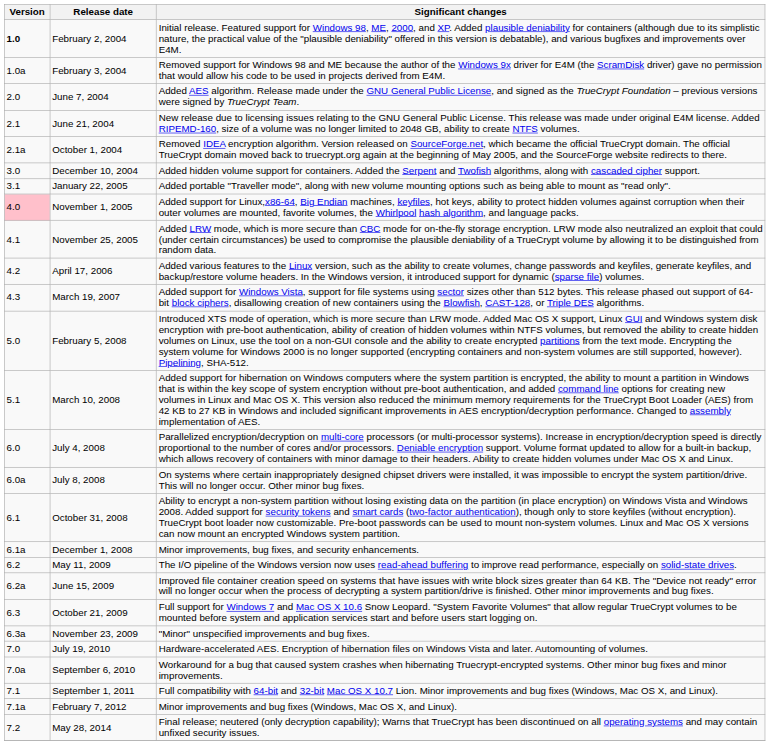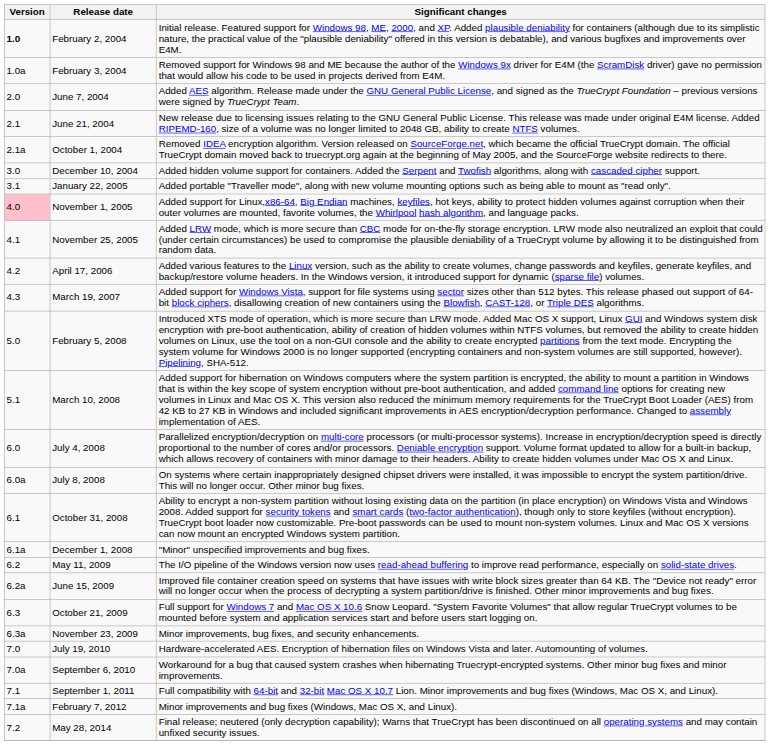(289, 549) Minor improvements, bug fixes, and security enhancements. -> (264, 549) "Minor" unspecified improvements and bug fixes.
(264, 633) "Minor" unspecified improvements and bug fixes. -> (289, 633) Minor improvements, bug fixes, and security enhancements.
